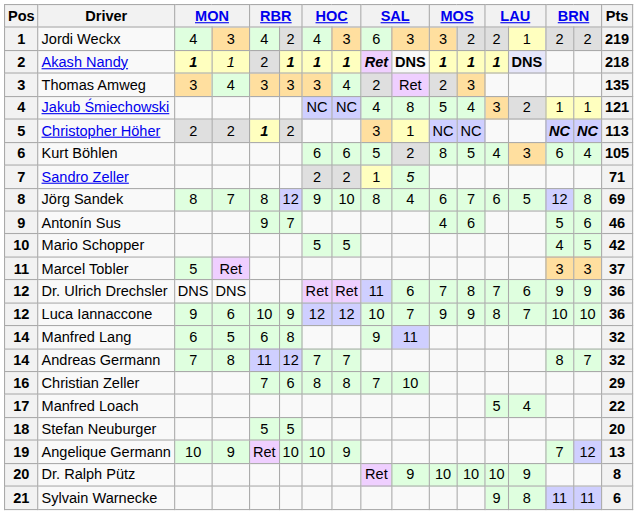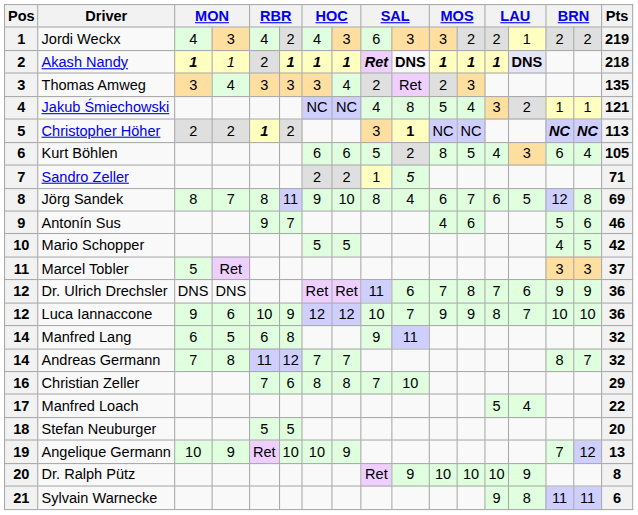(410, 130) normal -> (410, 130) bold
(291, 199) 12 -> (291, 199) 11
